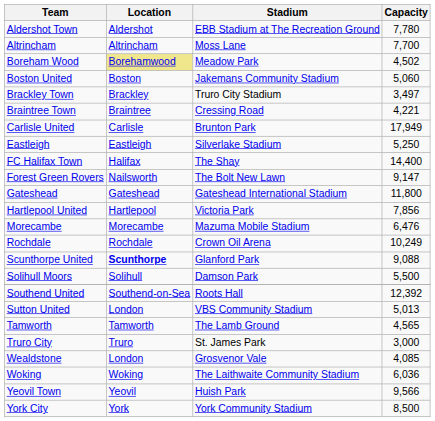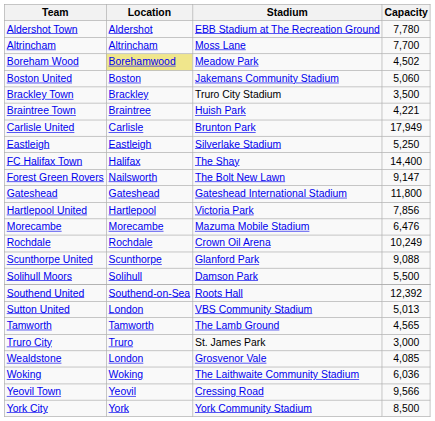(406, 95) 3,497 -> (406, 95) 3,500
(229, 111) Cressing Road -> (220, 111) Huish Park
(138, 260) bold -> (135, 260) normal
(220, 392) Huish Park -> (229, 392) Cressing Road
